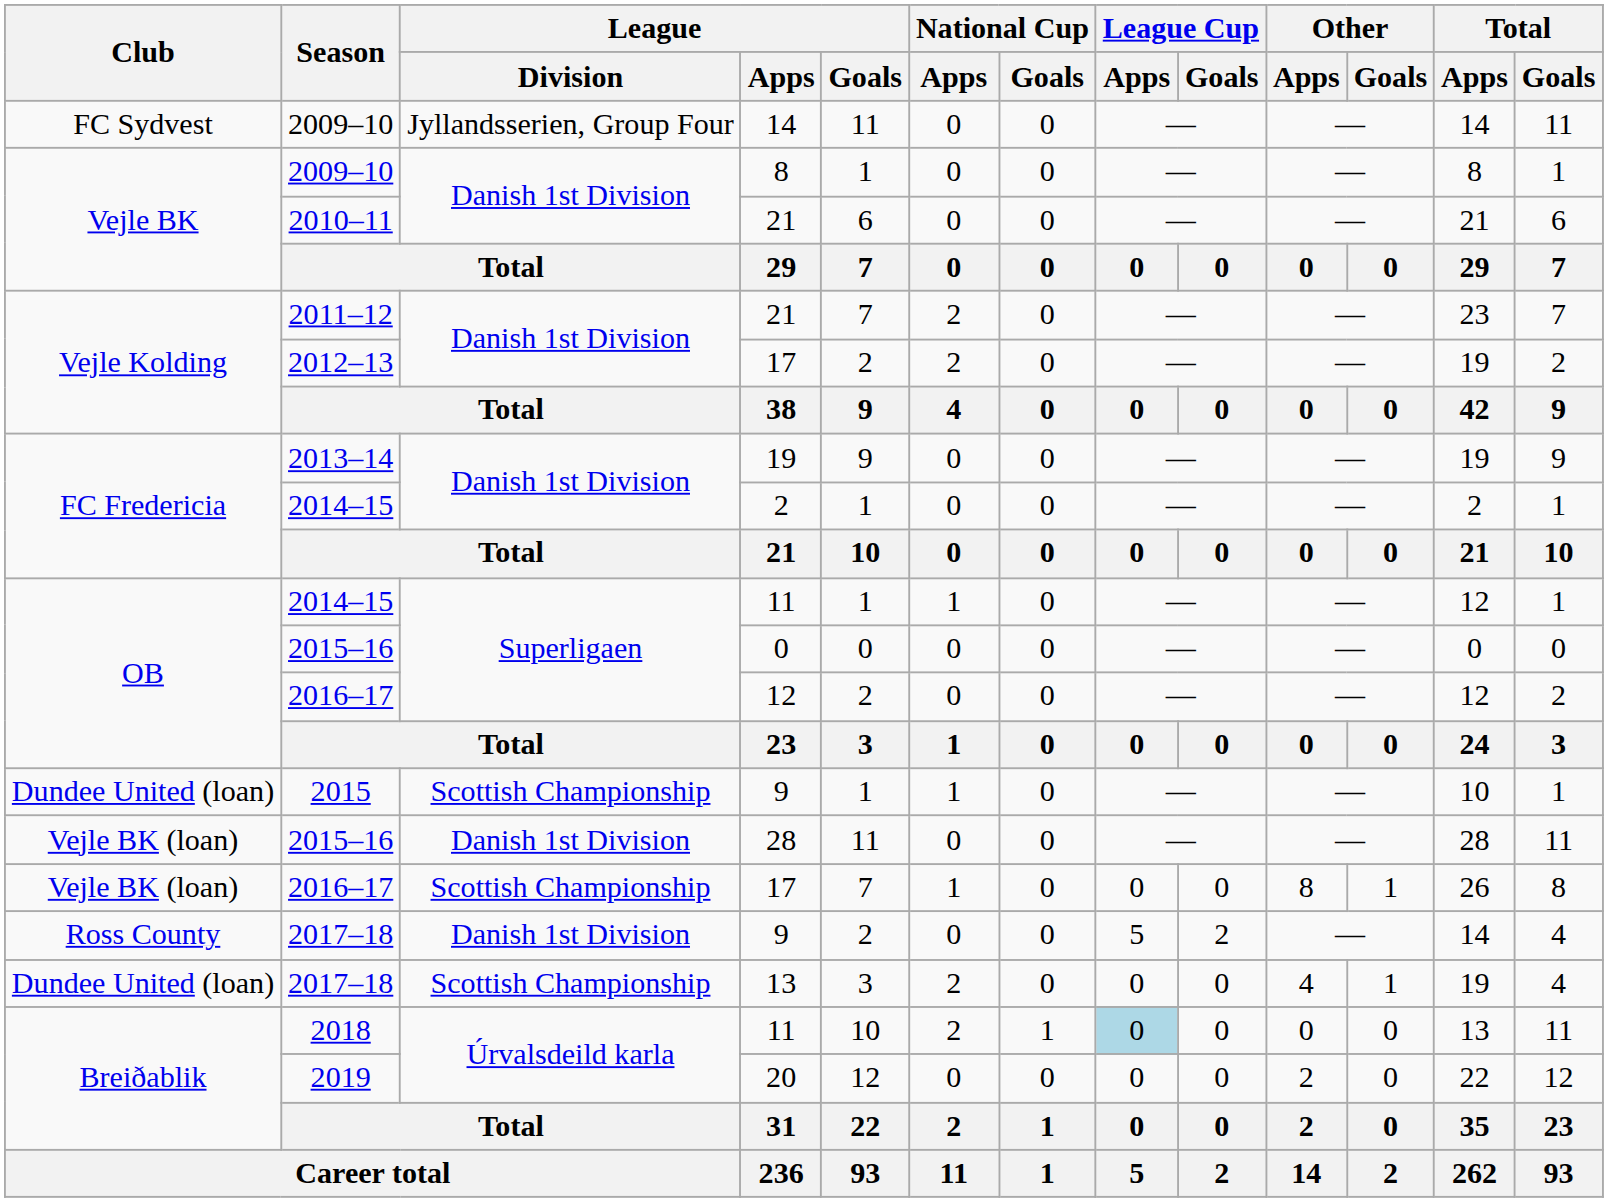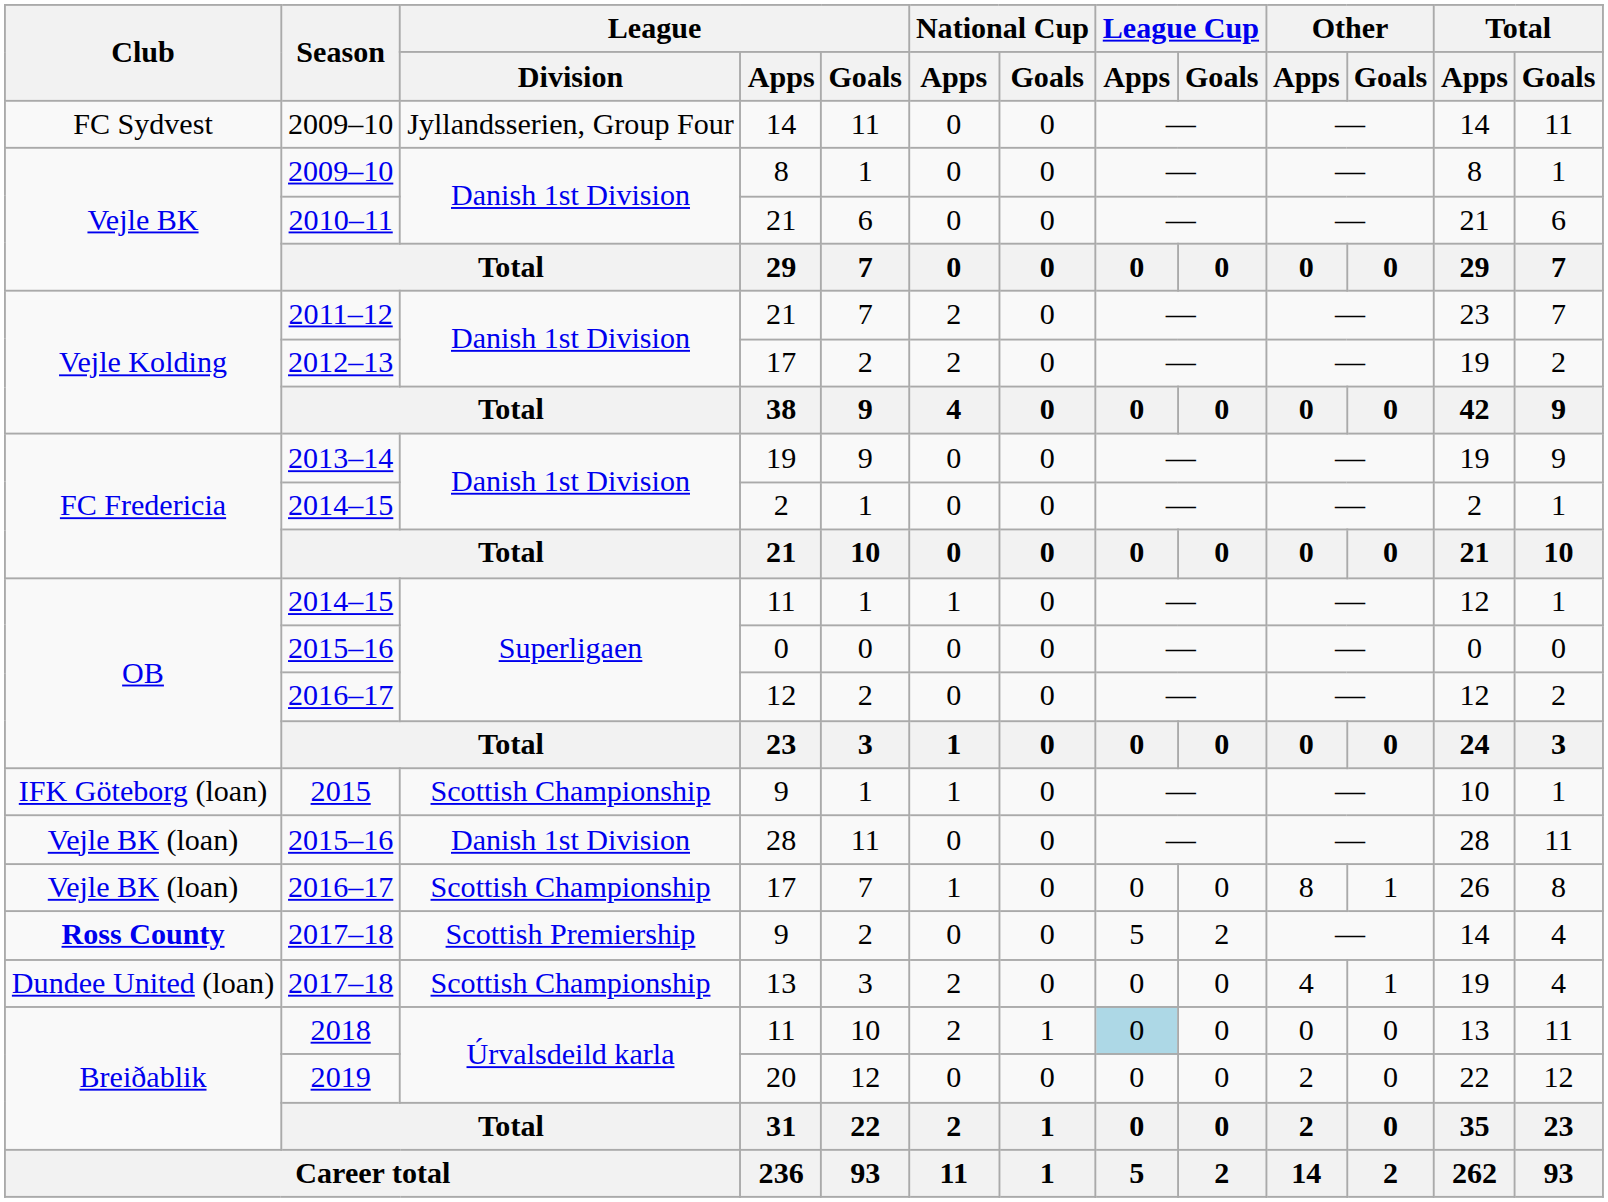(143, 791) Dundee United (loan) -> (143, 791) IFK Göteborg (loan)
(143, 934) normal -> (143, 934) bold
(570, 934) Danish 1st Division -> (571, 934) Scottish Premiership
